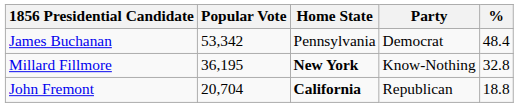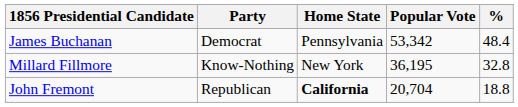columns swapped: (429, 16) <-> (244, 16)
(326, 65) bold -> (332, 65) normal
